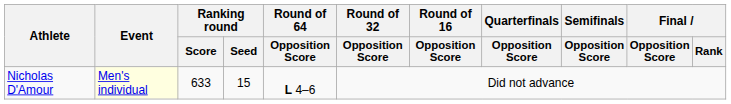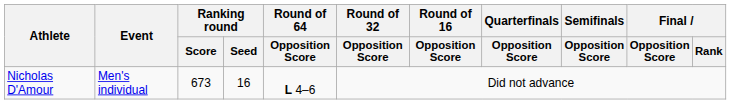(123, 83) lightyellow background -> (123, 83) no background
(201, 83) 633 -> (201, 83) 673
(244, 83) 15 -> (244, 83) 16
